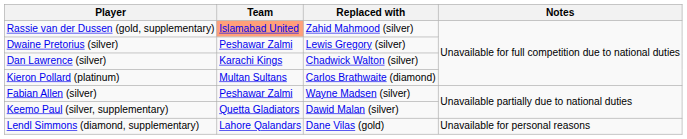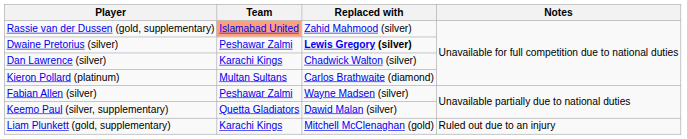(356, 45) normal -> (358, 45) bold
+ row: (89, 126)
- row: (103, 126)
